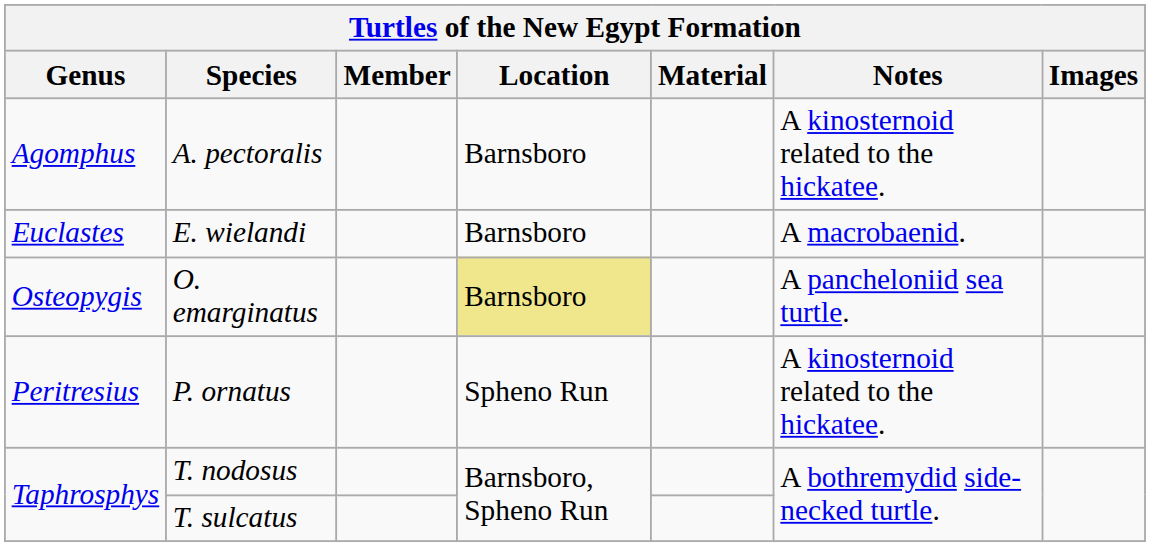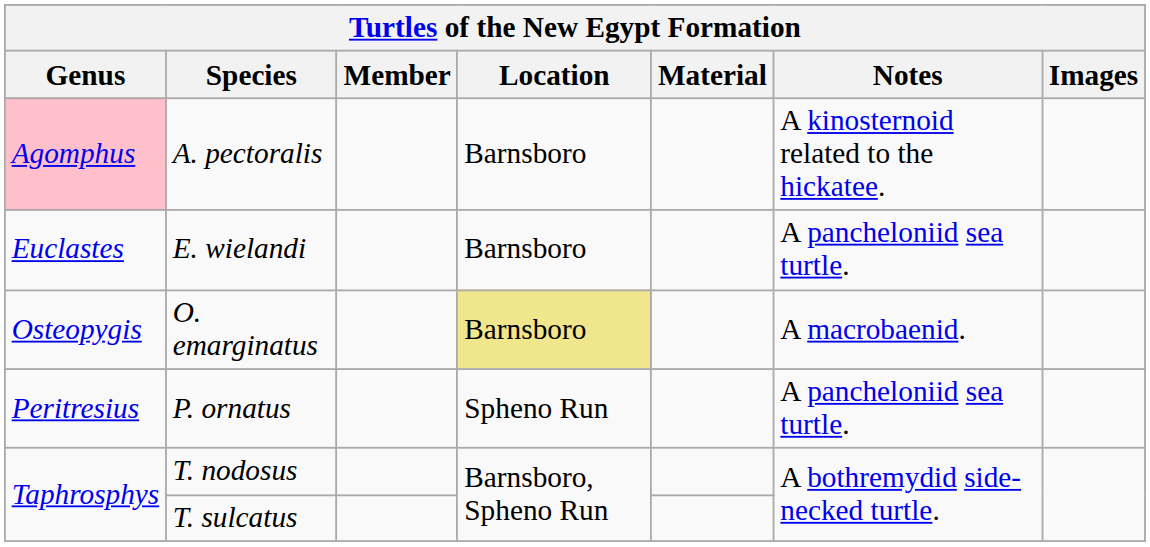(73, 153) no background -> (73, 153) pink background
(873, 232) A macrobaenid. -> (892, 249) A pancheloniid sea turtle.
(892, 295) A pancheloniid sea turtle. -> (873, 328) A macrobaenid.
(867, 391) A kinosternoid related to the hickatee. -> (892, 408) A pancheloniid sea turtle.
